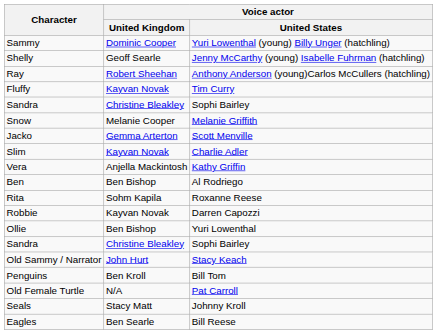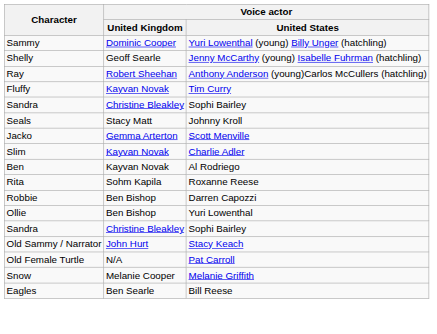rows swapped: (19, 120) <-> (19, 306)
- row: (17, 167)
(131, 182) Ben Bishop -> (137, 167) Kayvan Novak
(137, 213) Kayvan Novak -> (131, 197) Ben Bishop
- row: (27, 275)
